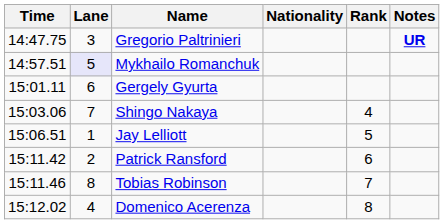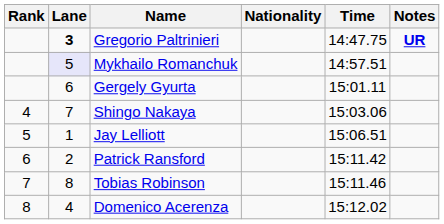columns swapped: (368, 16) <-> (37, 16)
(91, 40) normal -> (69, 40) bold
